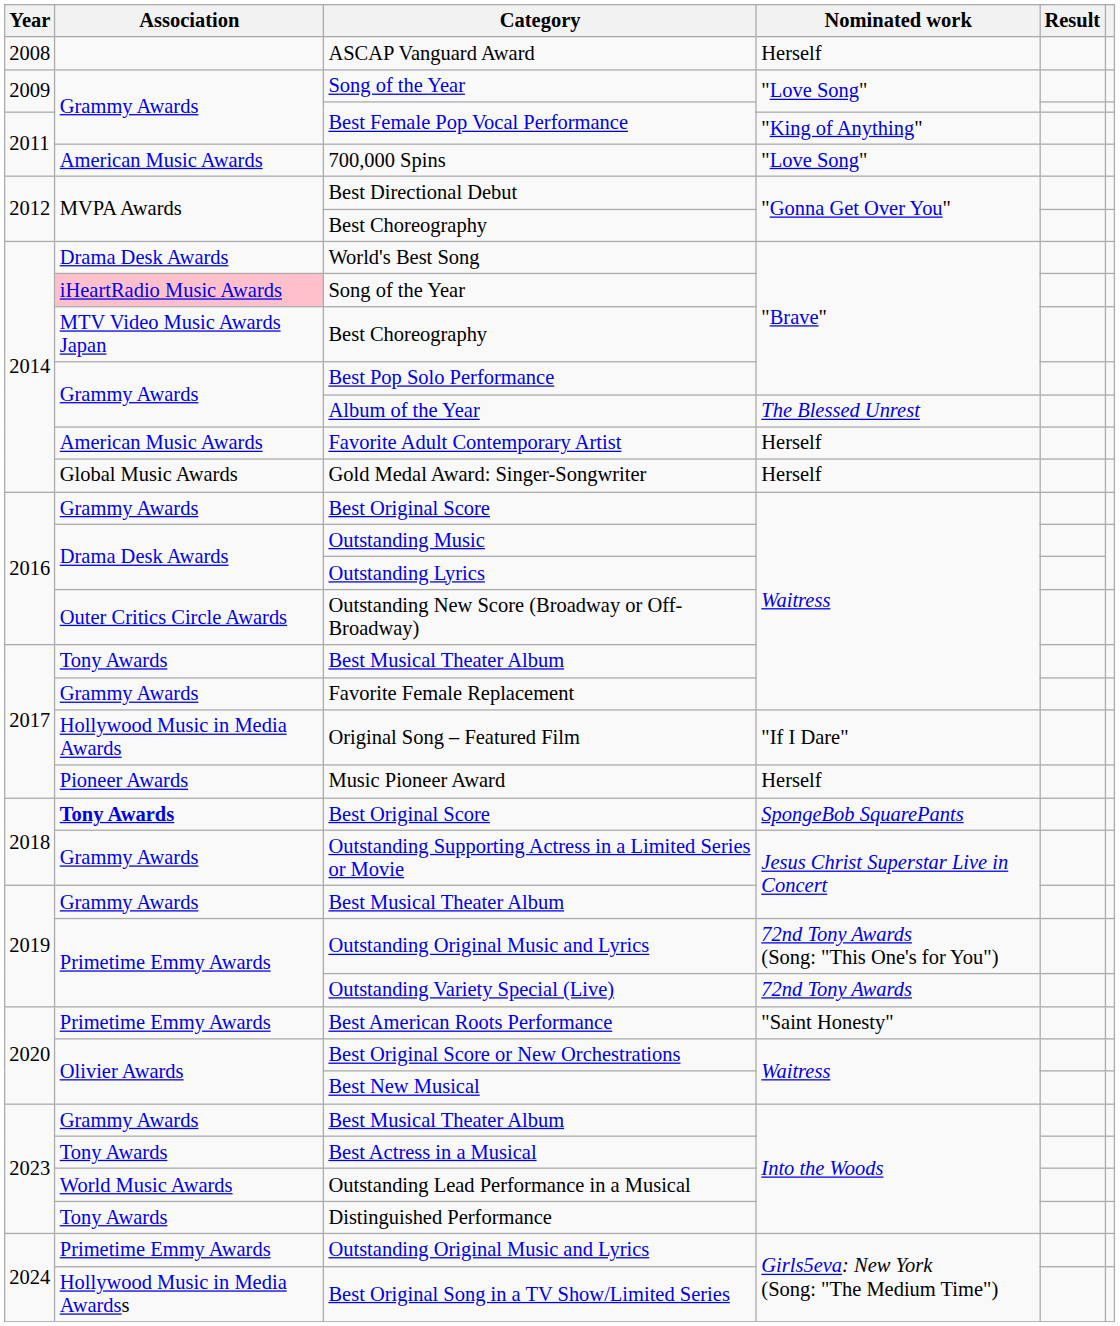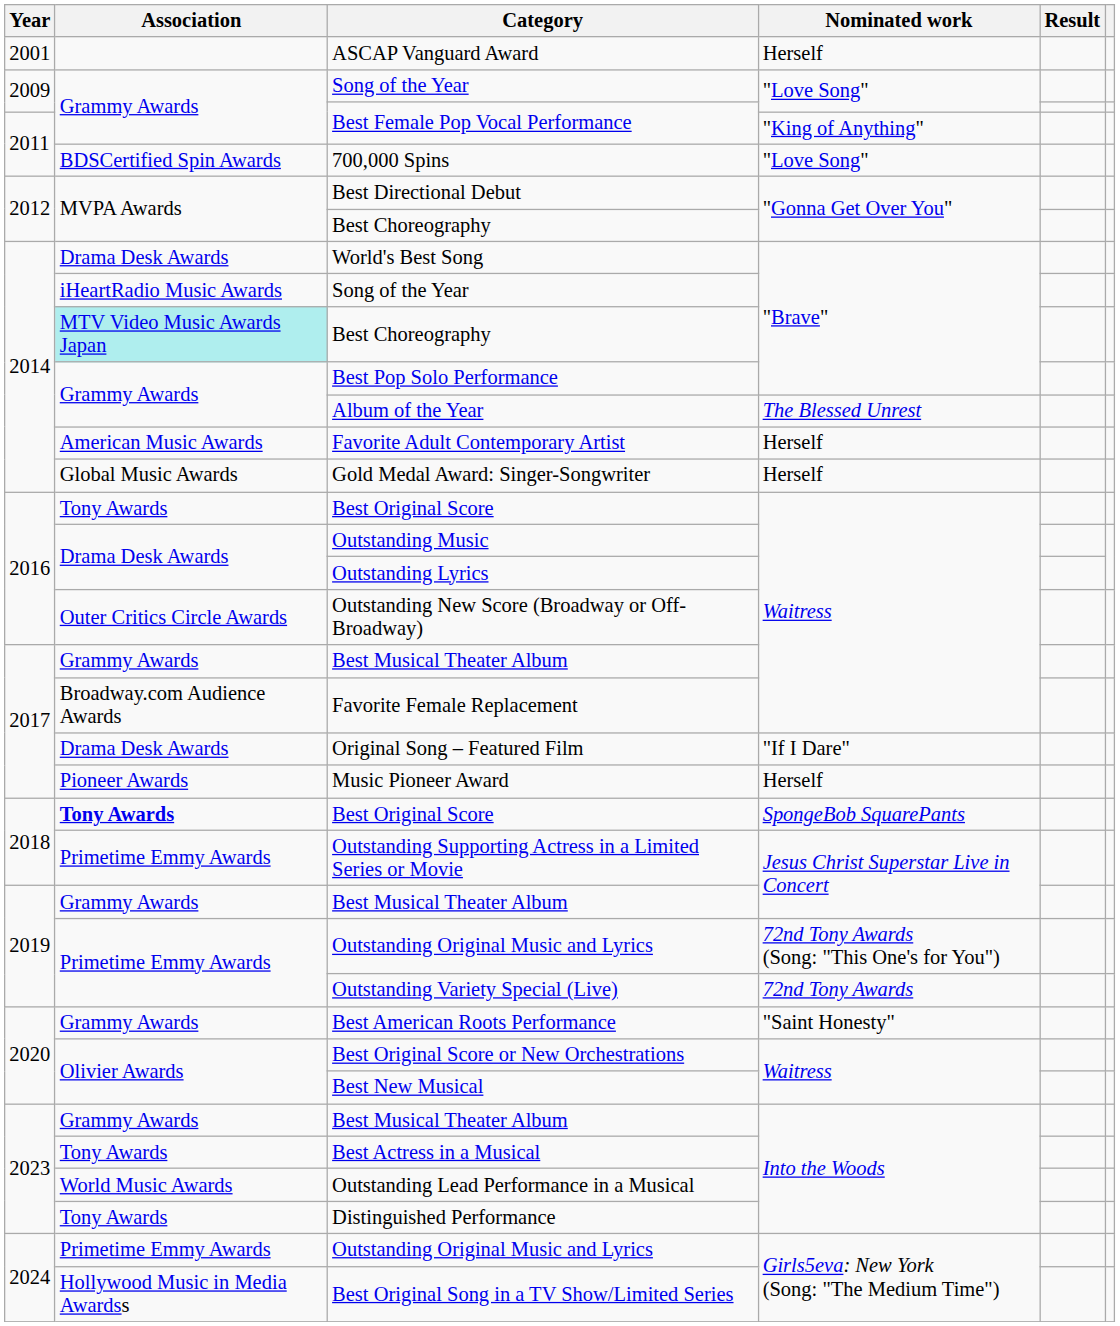(30, 53) 2008 -> (30, 53) 2001
(161, 160) American Music Awards -> (170, 160) BDSCertified Spin Awards
(171, 290) pink background -> (171, 290) no background
(170, 334) no background -> (170, 334) paleturquoise background
(129, 507) Grammy Awards -> (114, 507) Tony Awards
(114, 660) Tony Awards -> (129, 660) Grammy Awards
(129, 693) Grammy Awards -> (163, 704) Broadway.com Audience Awards
(173, 737) Hollywood Music in Media Awards -> (144, 748) Drama Desk Awards
(129, 857) Grammy Awards -> (165, 857) Primetime Emmy Awards
(165, 1022) Primetime Emmy Awards -> (129, 1022) Grammy Awards
